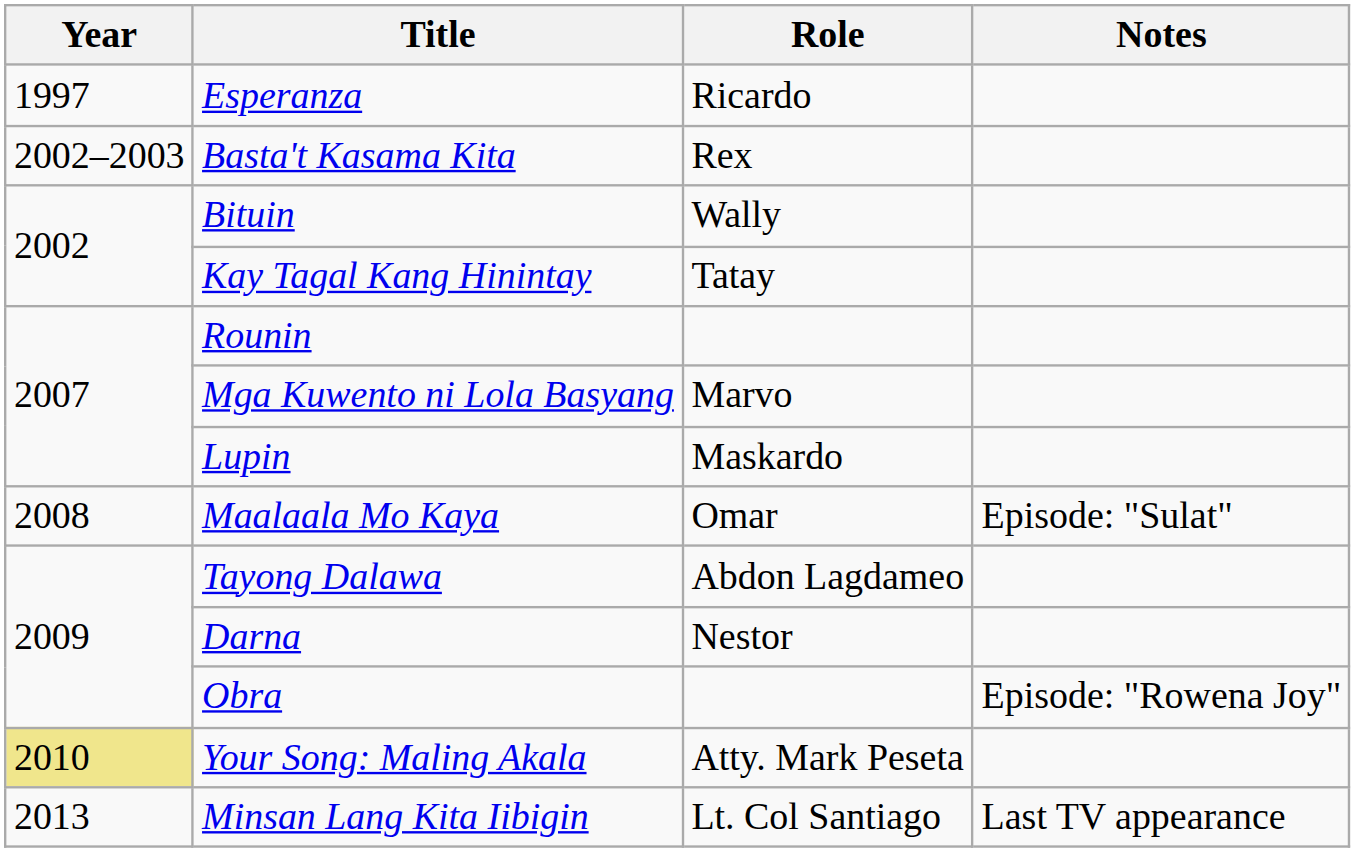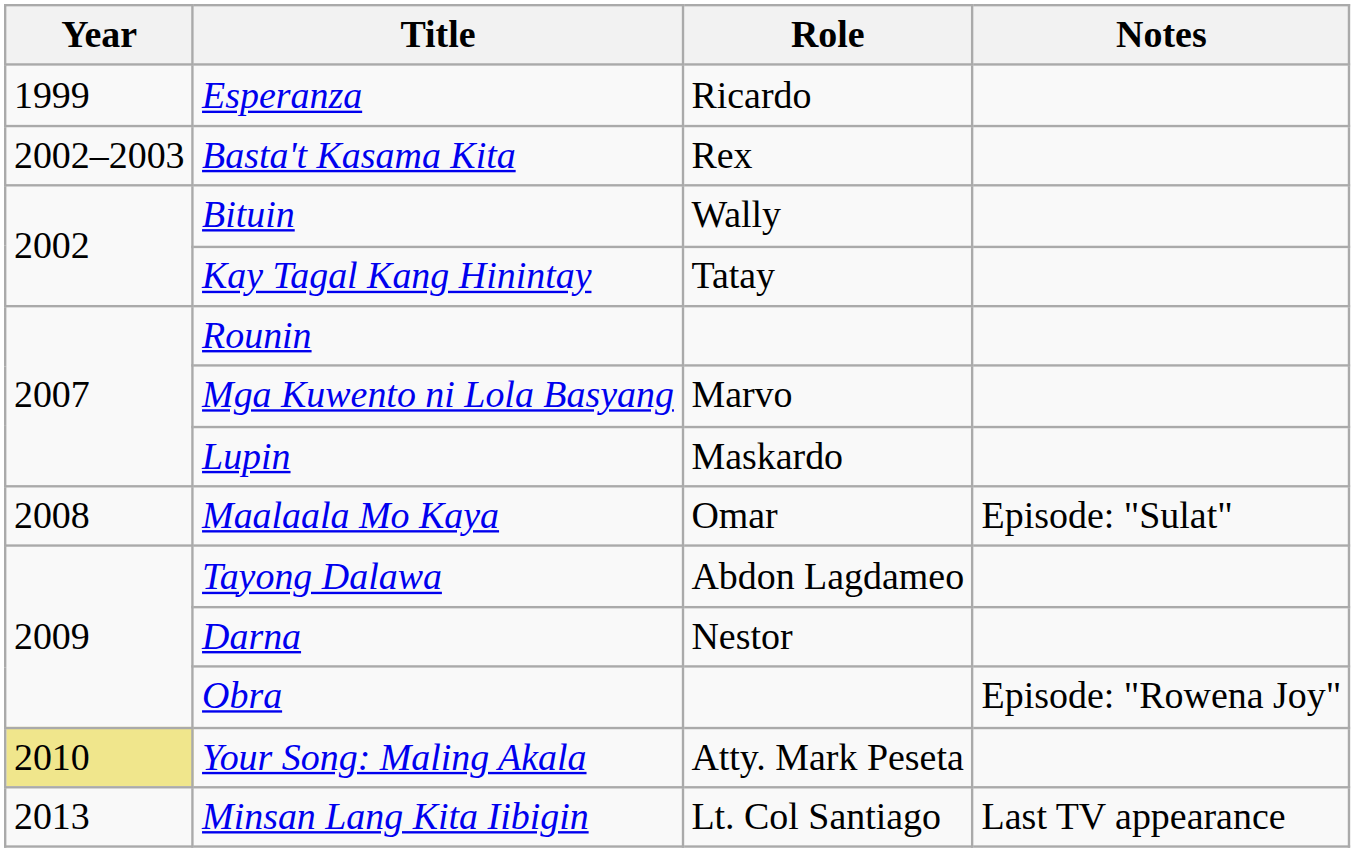(52, 94) 1997 -> (52, 94) 1999
